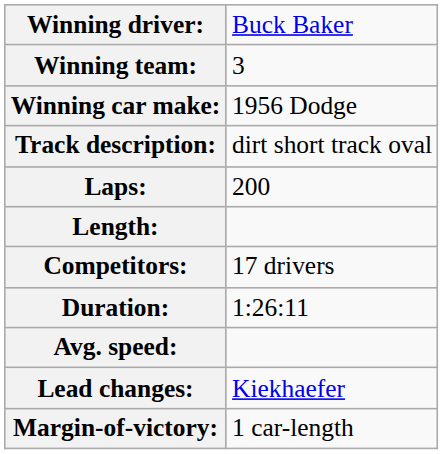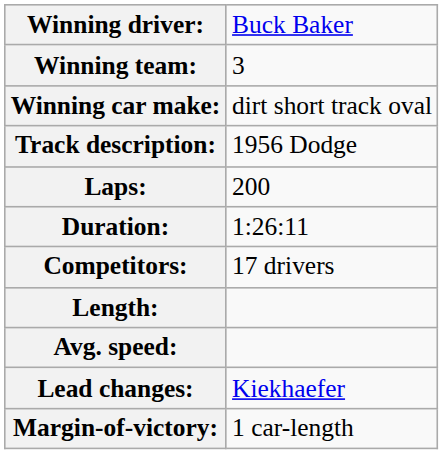(295, 105) 1956 Dodge -> (332, 105) dirt short track oval
(332, 145) dirt short track oval -> (295, 145) 1956 Dodge
rows swapped: (115, 226) <-> (115, 307)
